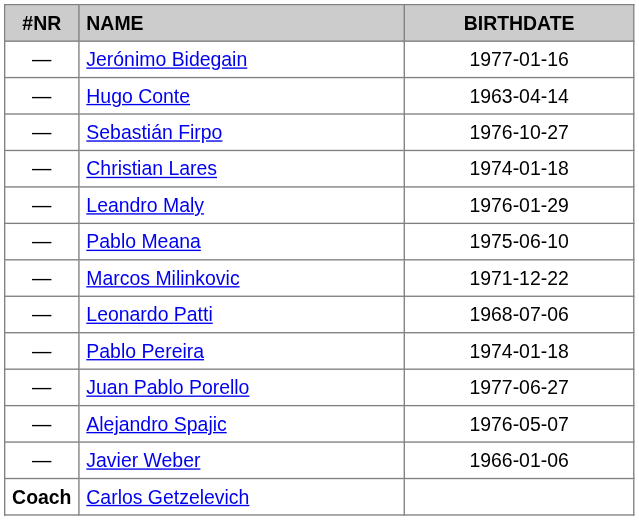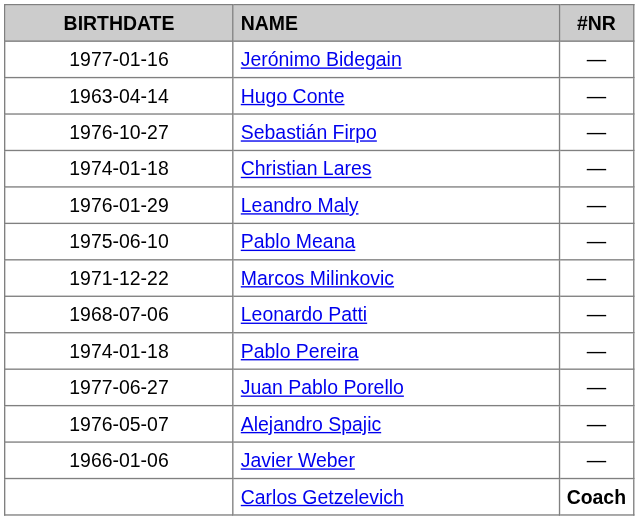columns swapped: (42, 23) <-> (519, 23)
